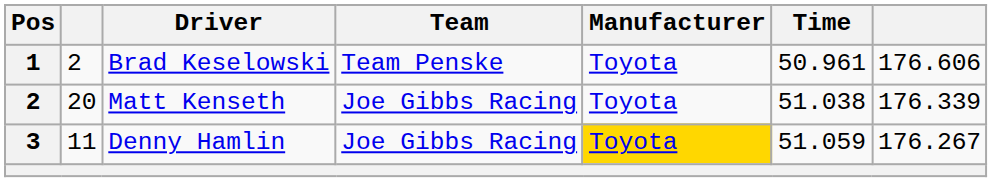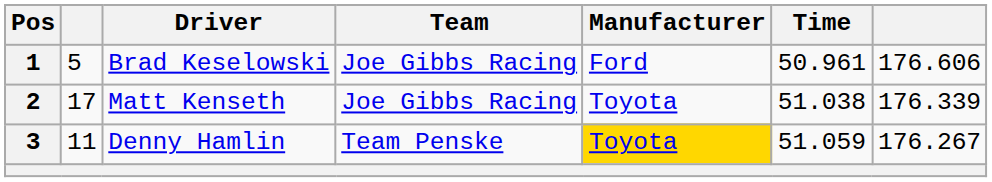(74, 65) 2 -> (74, 65) 5
(422, 65) Team Penske -> (459, 65) Joe Gibbs Racing
(633, 65) Toyota -> (618, 65) Ford
(82, 105) 20 -> (82, 105) 17
(459, 144) Joe Gibbs Racing -> (422, 144) Team Penske
